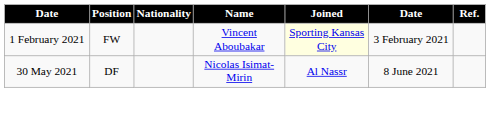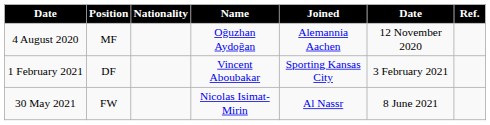+ row: (45, 39)
(112, 39) FW -> (109, 71) DF
(327, 39) lightyellow background -> (323, 71) no background
(112, 71) DF -> (109, 104) FW
